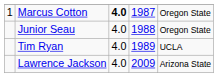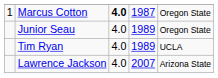(143, 30) 1988 -> (143, 30) 1989
(143, 64) 2009 -> (143, 64) 2007
